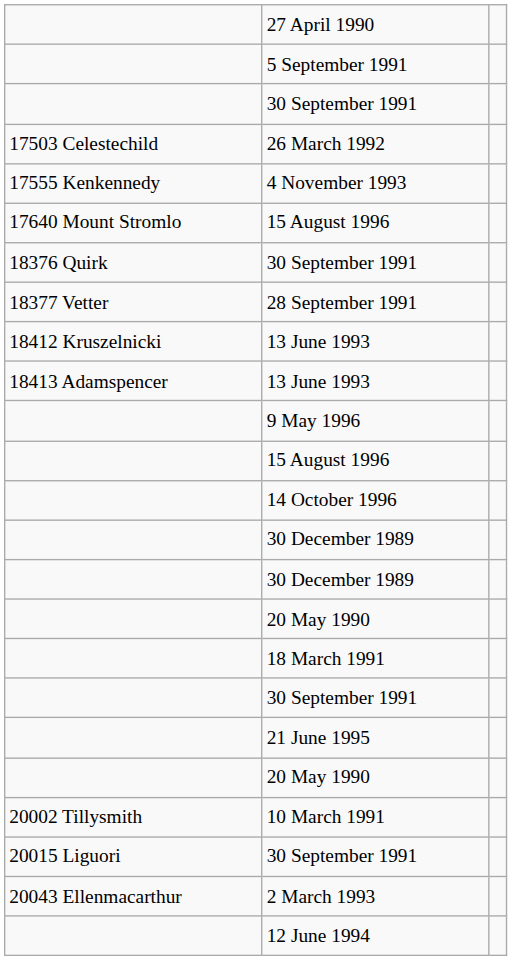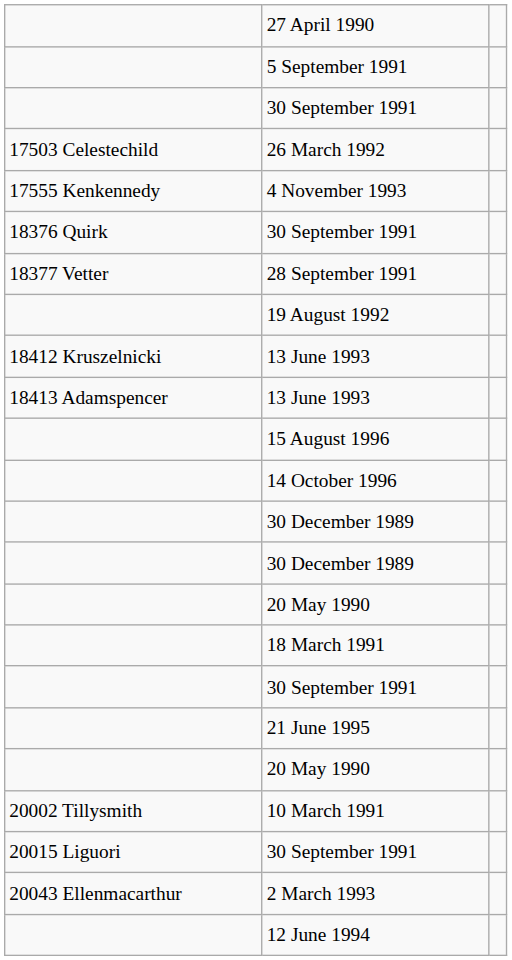- row: (95, 222)
+ row: (133, 315)
- row: (133, 421)
